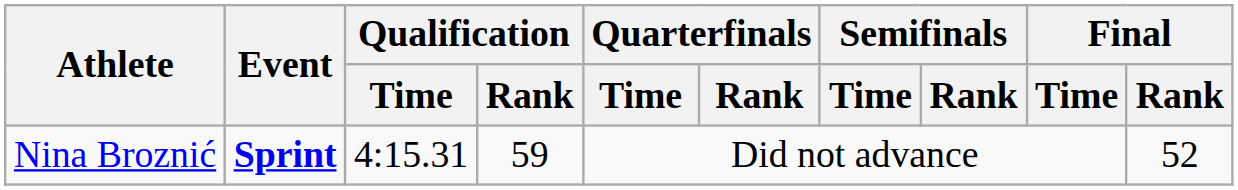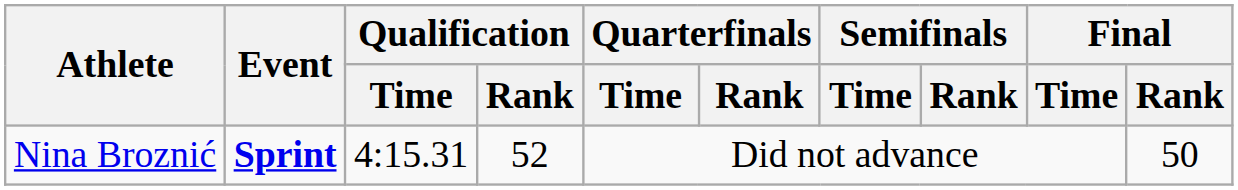(530, 154) 59 -> (530, 154) 52
(1180, 154) 52 -> (1180, 154) 50
